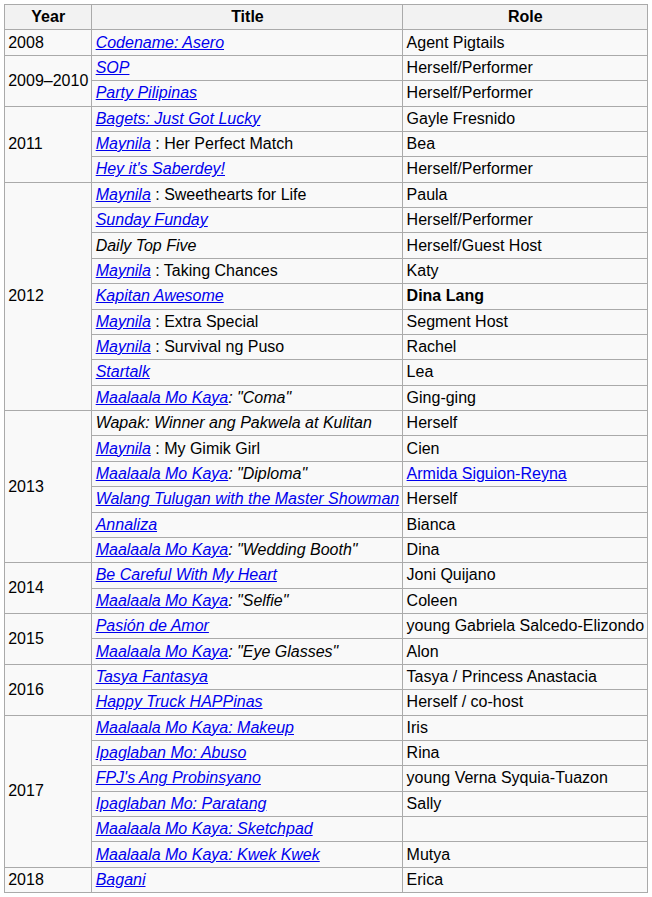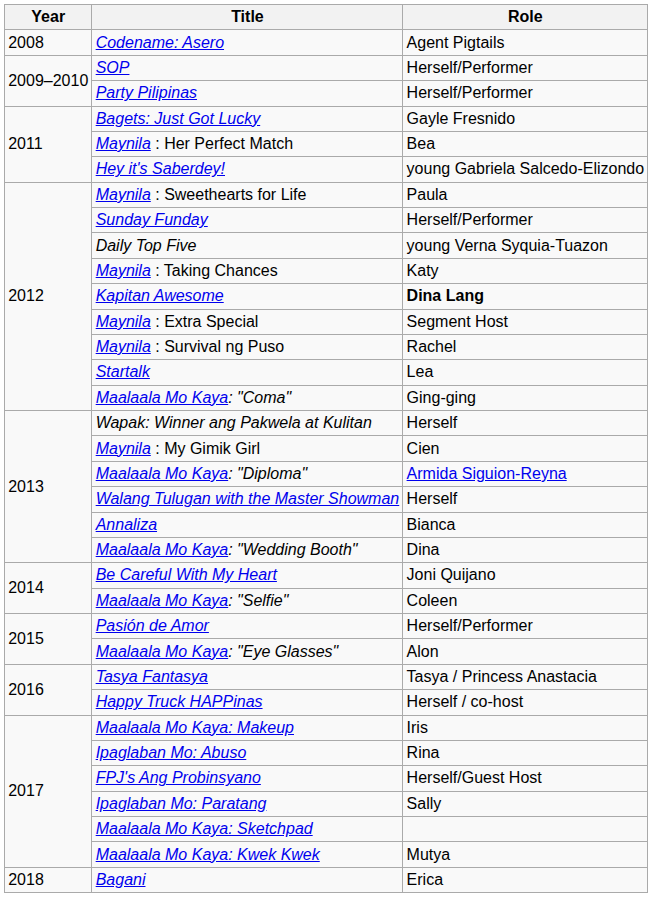(470, 169) Herself/Performer -> (525, 169) young Gabriela Salcedo-Elizondo
(474, 245) Herself/Guest Host -> (507, 245) young Verna Syquia-Tuazon
(525, 626) young Gabriela Salcedo-Elizondo -> (470, 626) Herself/Performer
(507, 778) young Verna Syquia-Tuazon -> (474, 778) Herself/Guest Host
